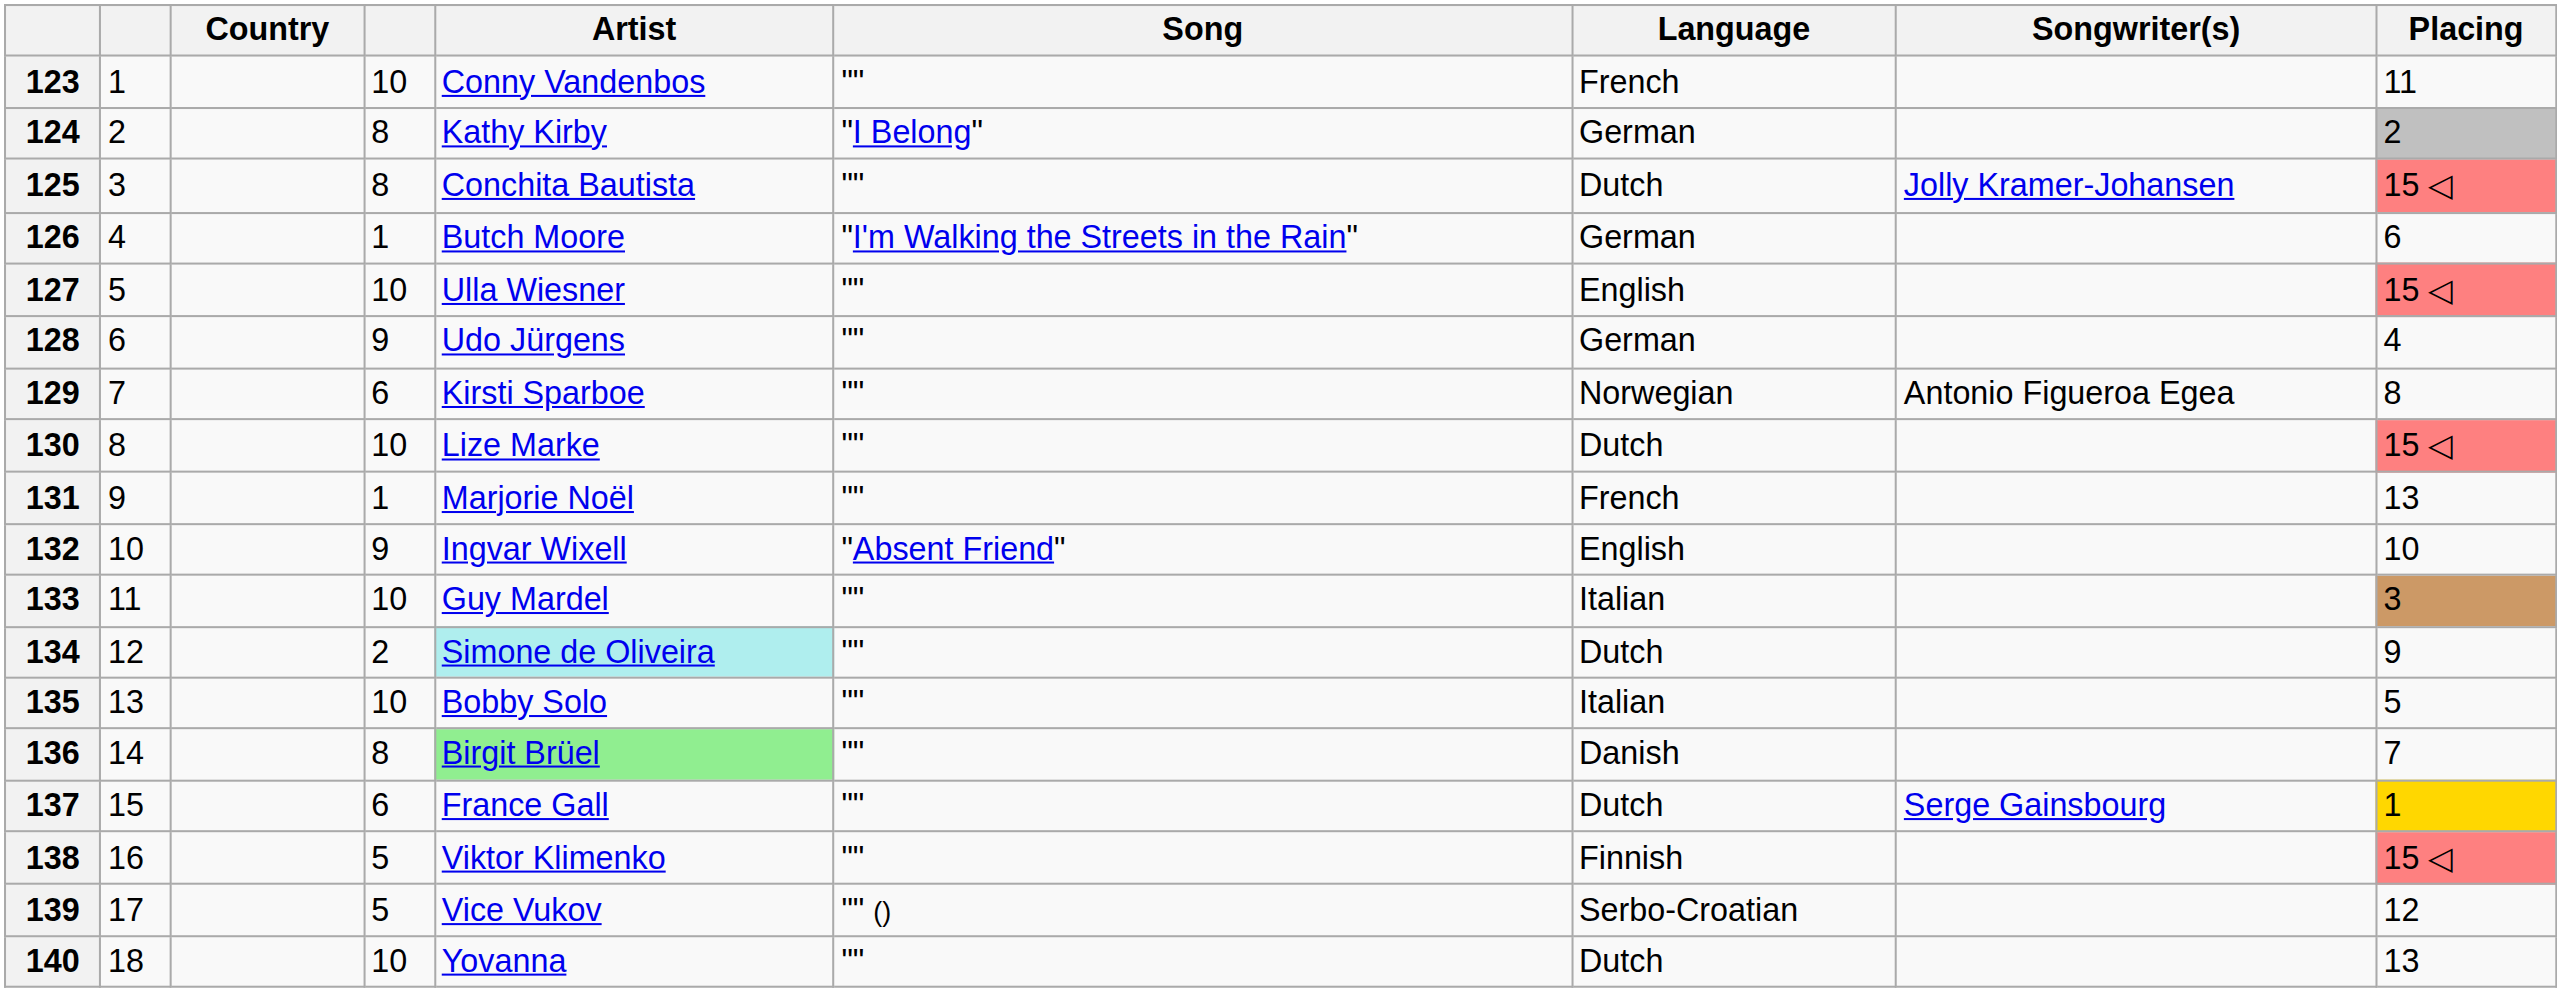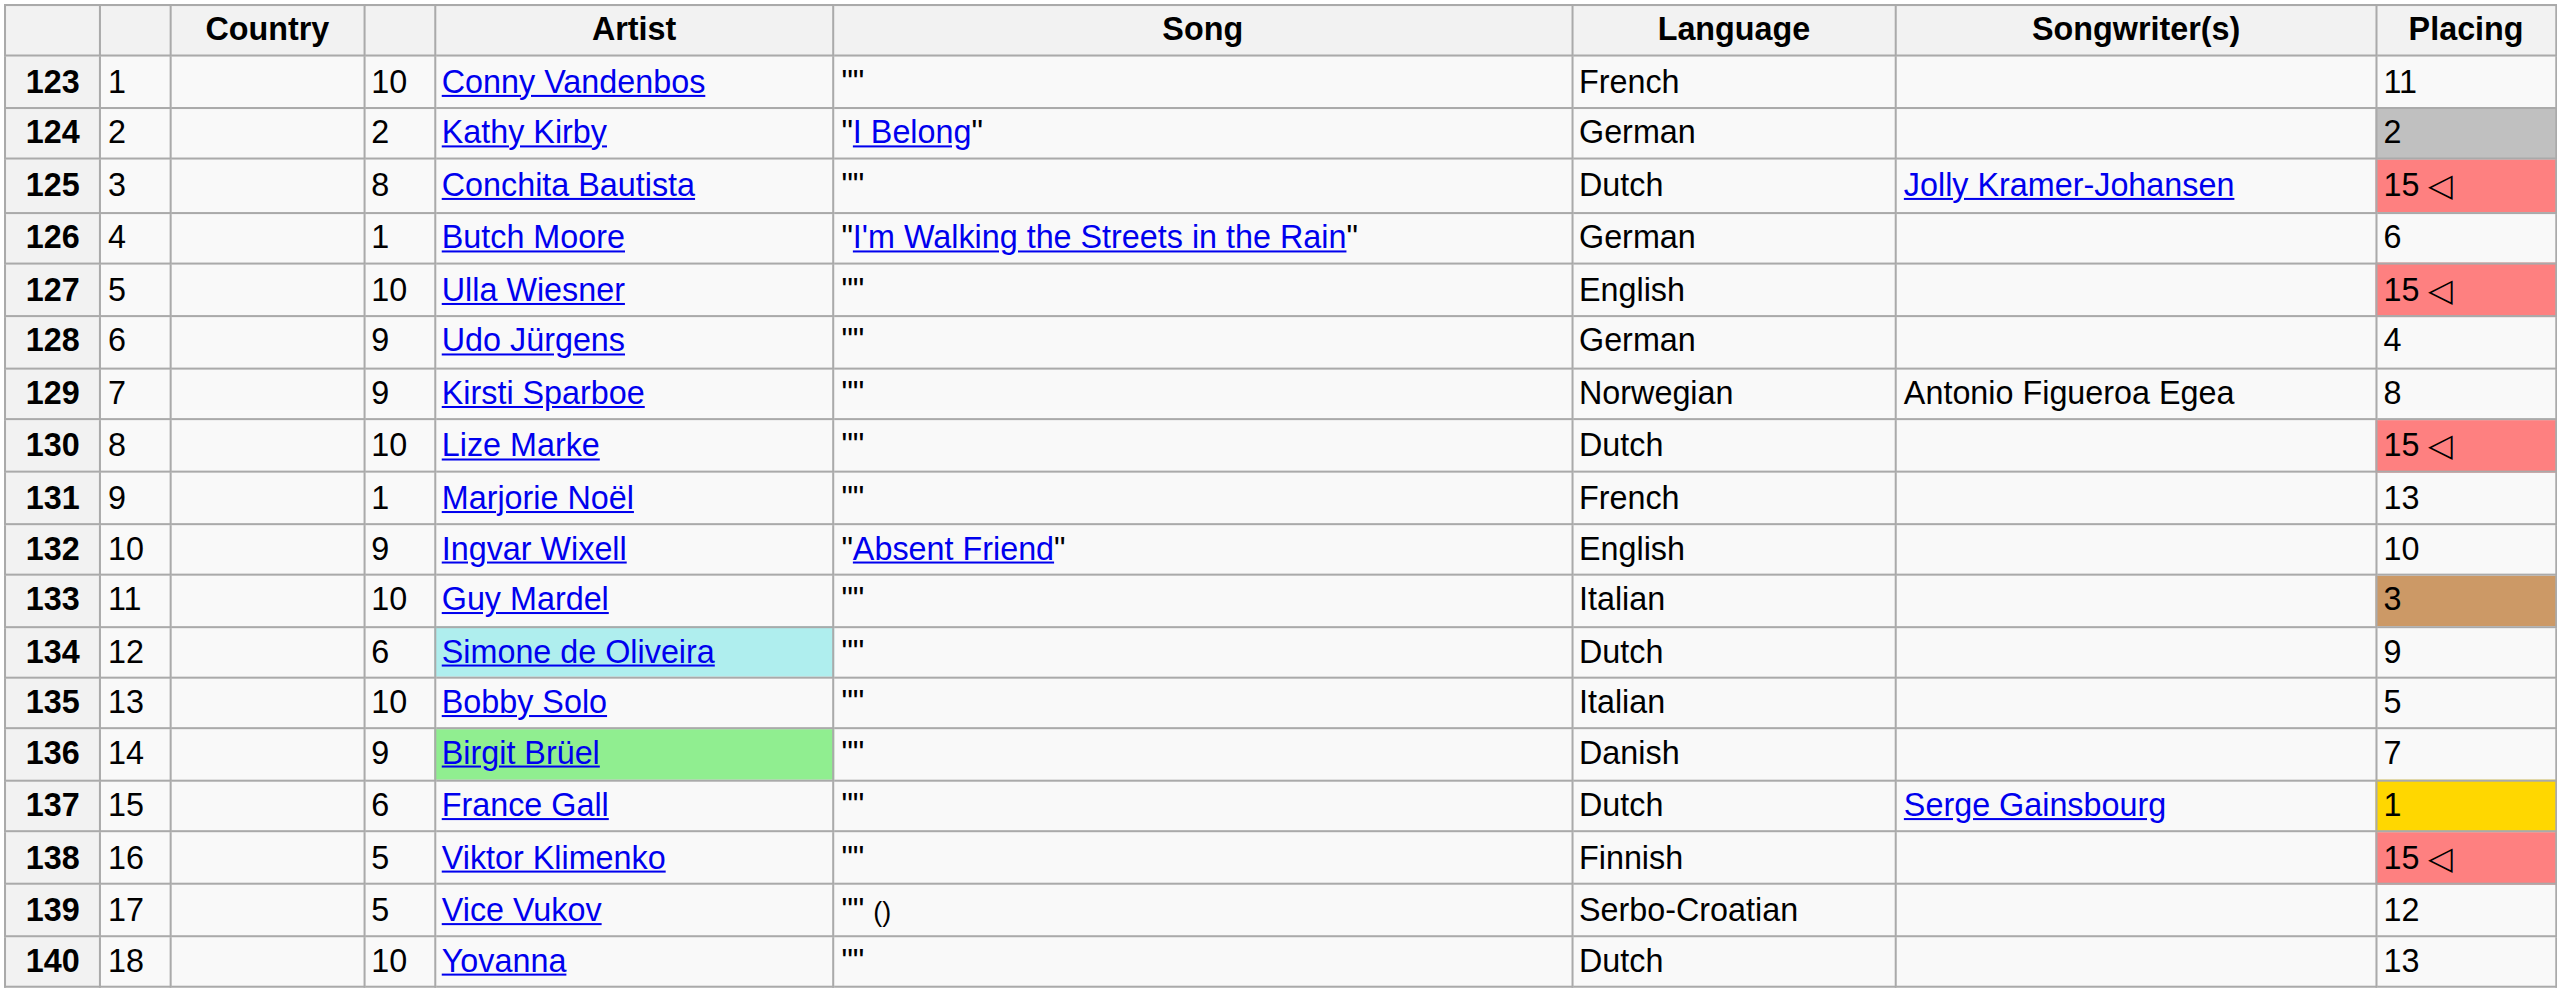(380, 132) 8 -> (380, 132) 2
(380, 392) 6 -> (380, 392) 9
(380, 651) 2 -> (380, 651) 6
(380, 753) 8 -> (380, 753) 9
